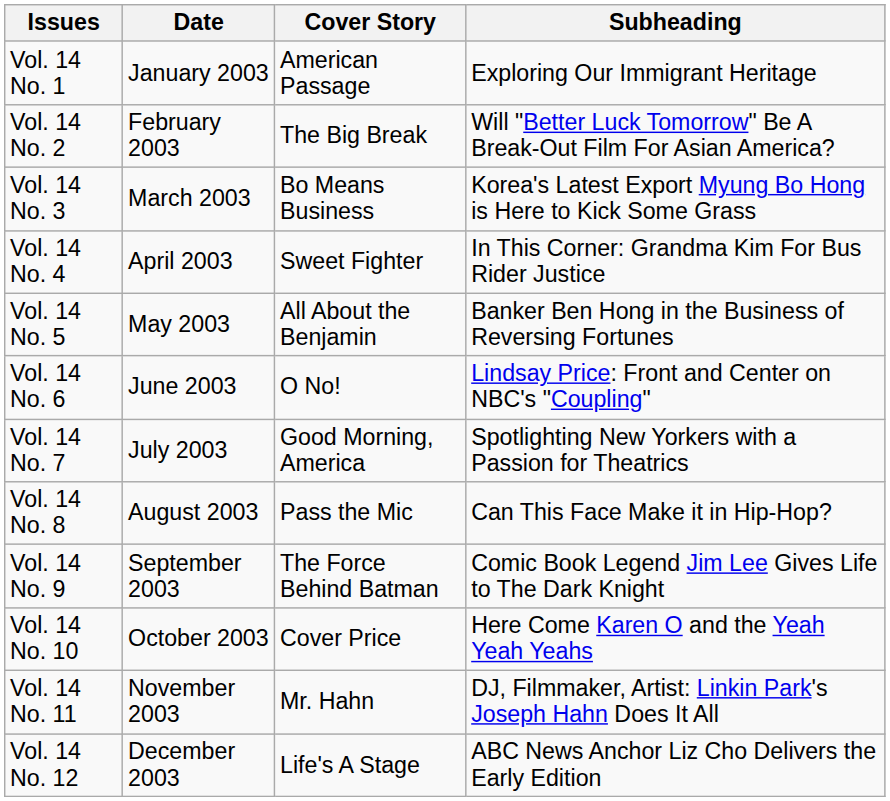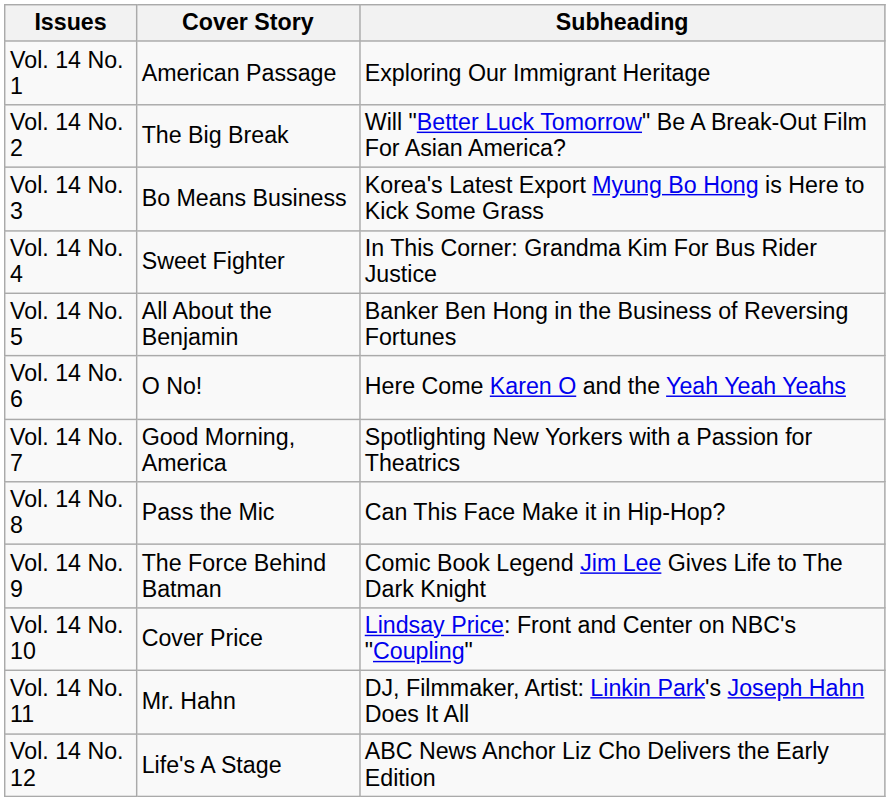- column: (199, 22)
(651, 387) Lindsay Price: Front and Center on NBC's "Coupling" -> (605, 387) Here Come Karen O and the Yeah Yeah Yeahs
(648, 638) Here Come Karen O and the Yeah Yeah Yeahs -> (580, 638) Lindsay Price: Front and Center on NBC's "Coupling"
